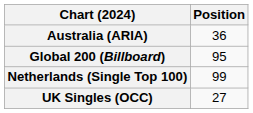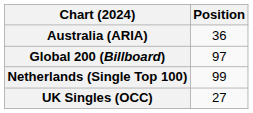(219, 56) 95 -> (219, 56) 97
